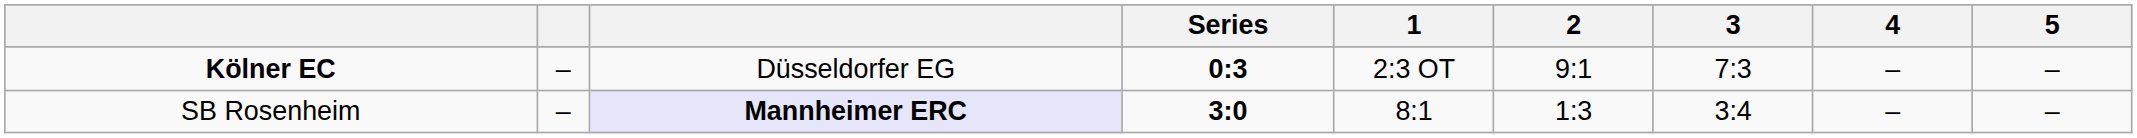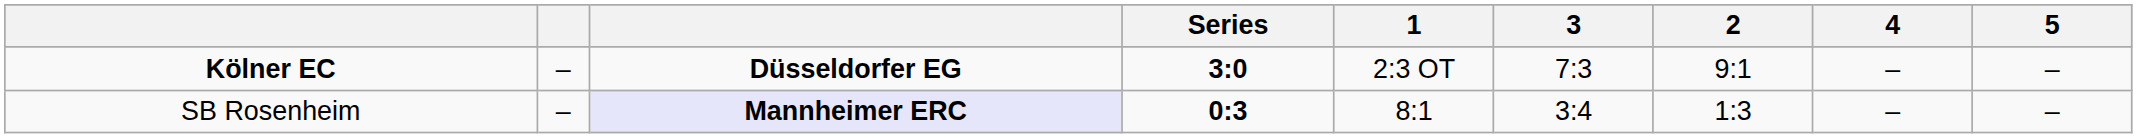columns swapped: (1574, 25) <-> (1733, 25)
(856, 68) normal -> (856, 68) bold
(1228, 68) 0:3 -> (1228, 68) 3:0
(1228, 111) 3:0 -> (1228, 111) 0:3
